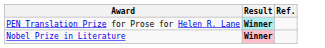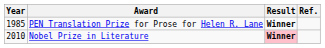+ column: (16, 11)
(258, 24) paleturquoise background -> (281, 24) no background
